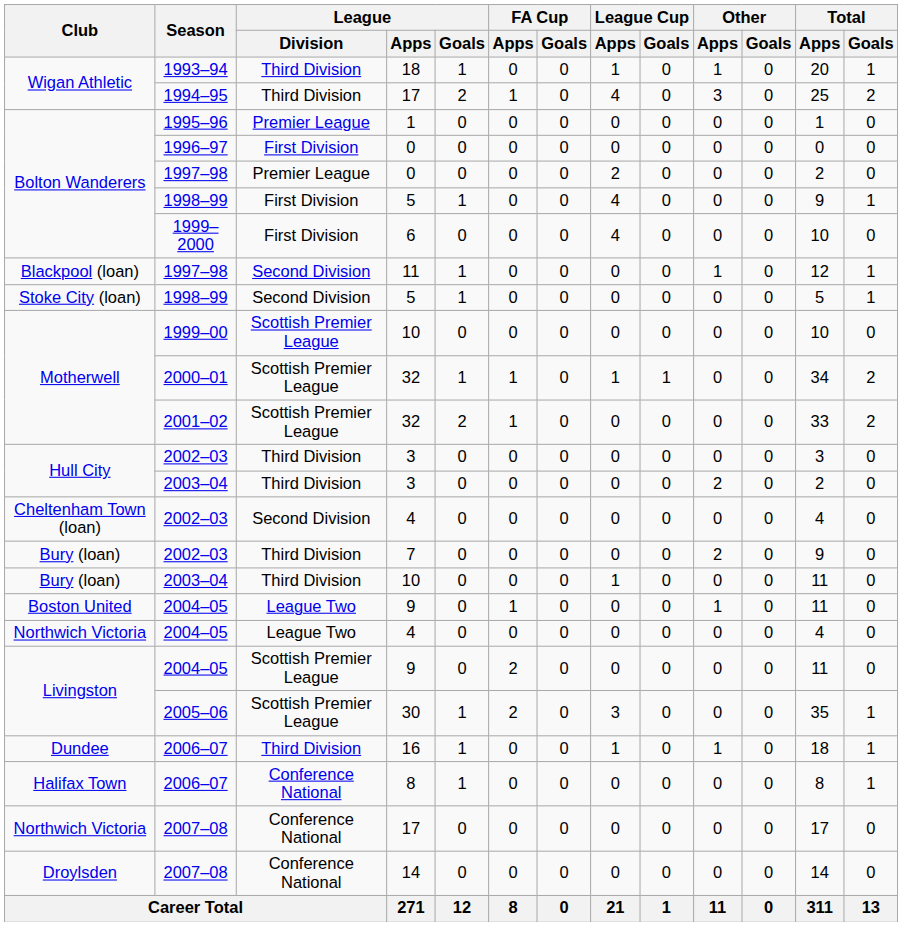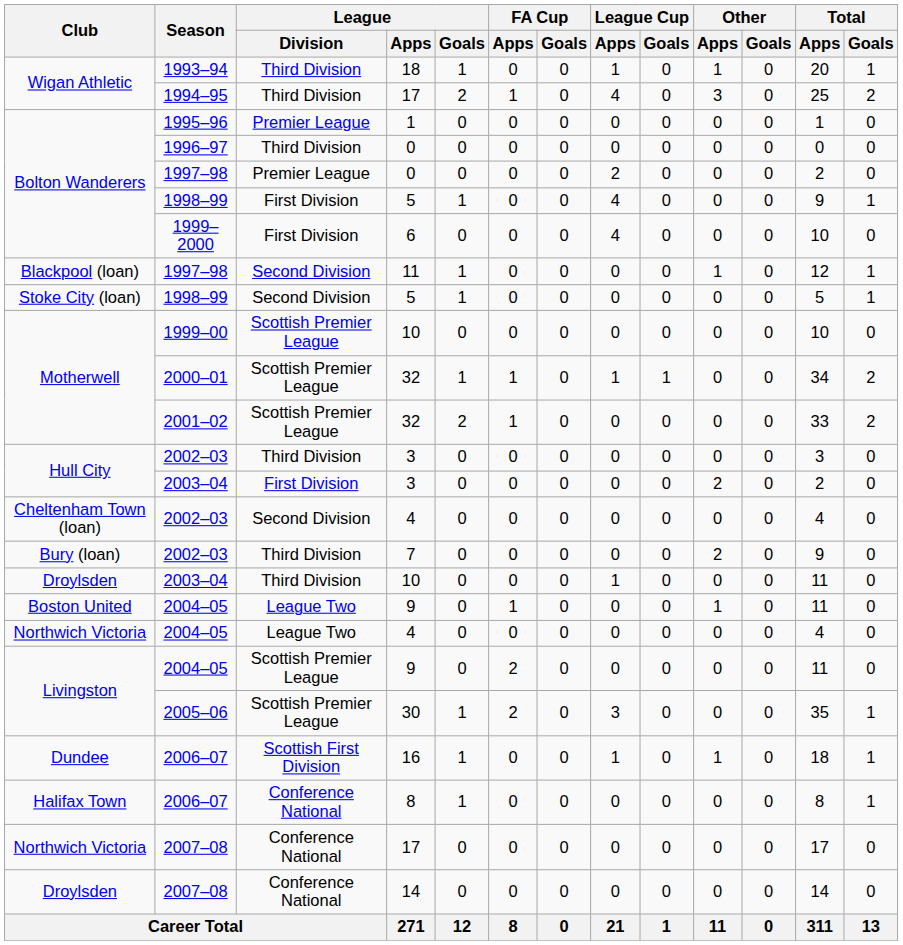(311, 148) First Division -> (311, 148) Third Division
(311, 483) Third Division -> (311, 483) First Division
(80, 580) Bury (loan) -> (80, 580) Droylsden
(311, 748) Third Division -> (311, 757) Scottish First Division
